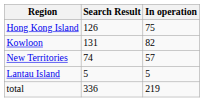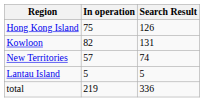columns swapped: (112, 12) <-> (171, 12)
